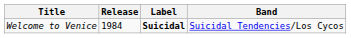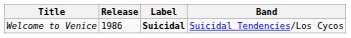(112, 26) 1984 -> (112, 26) 1986
